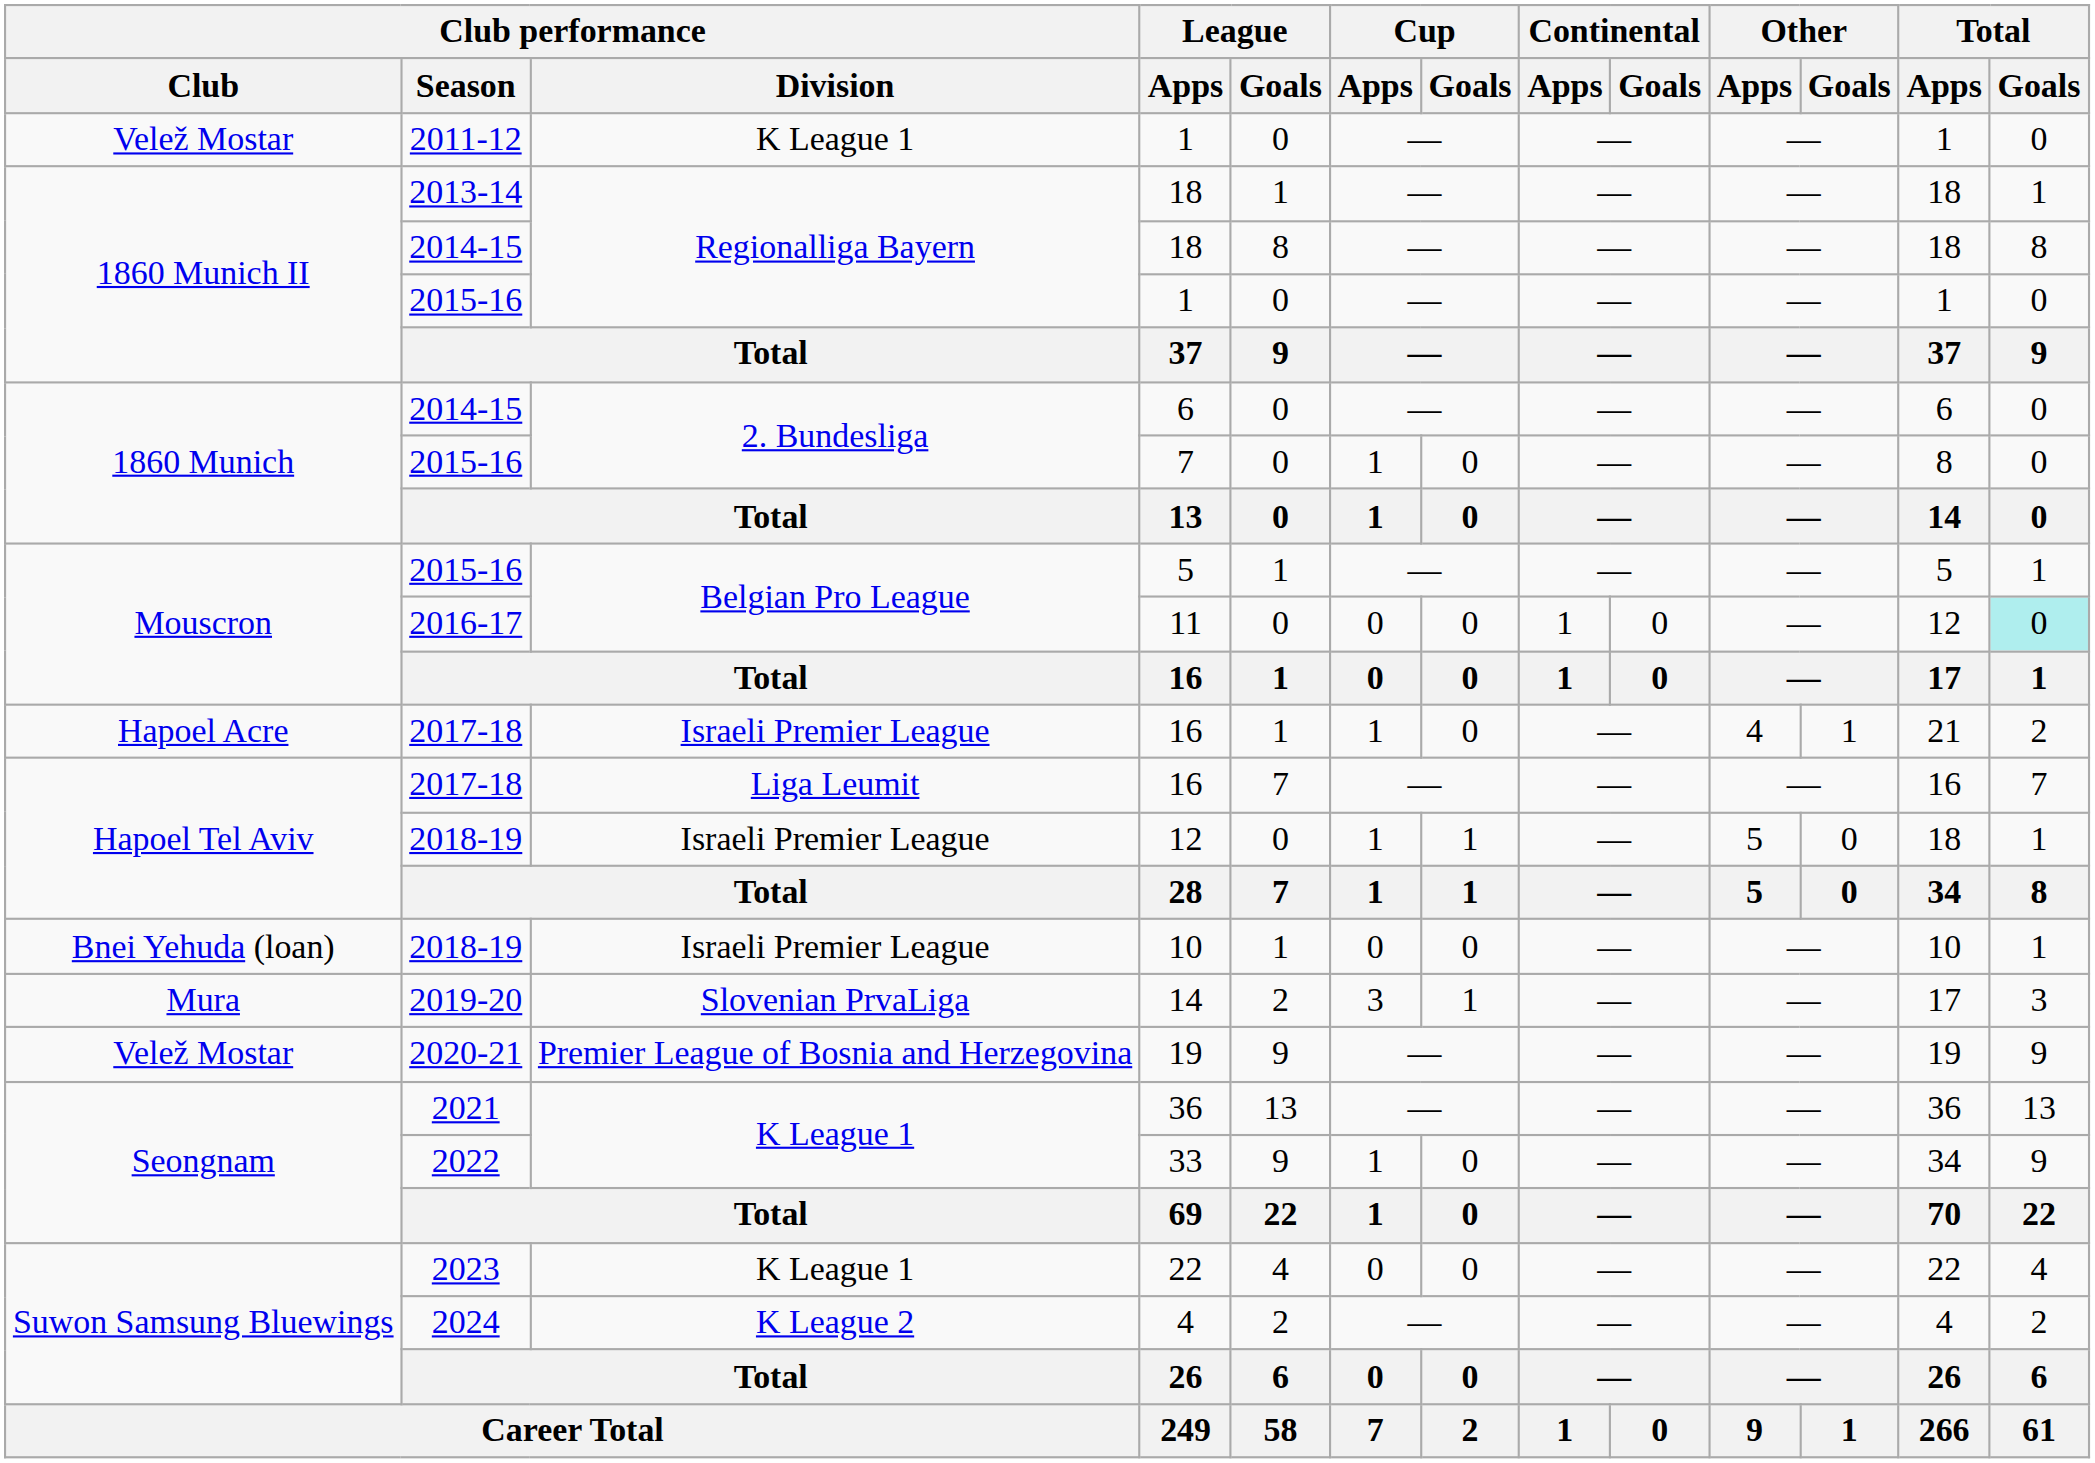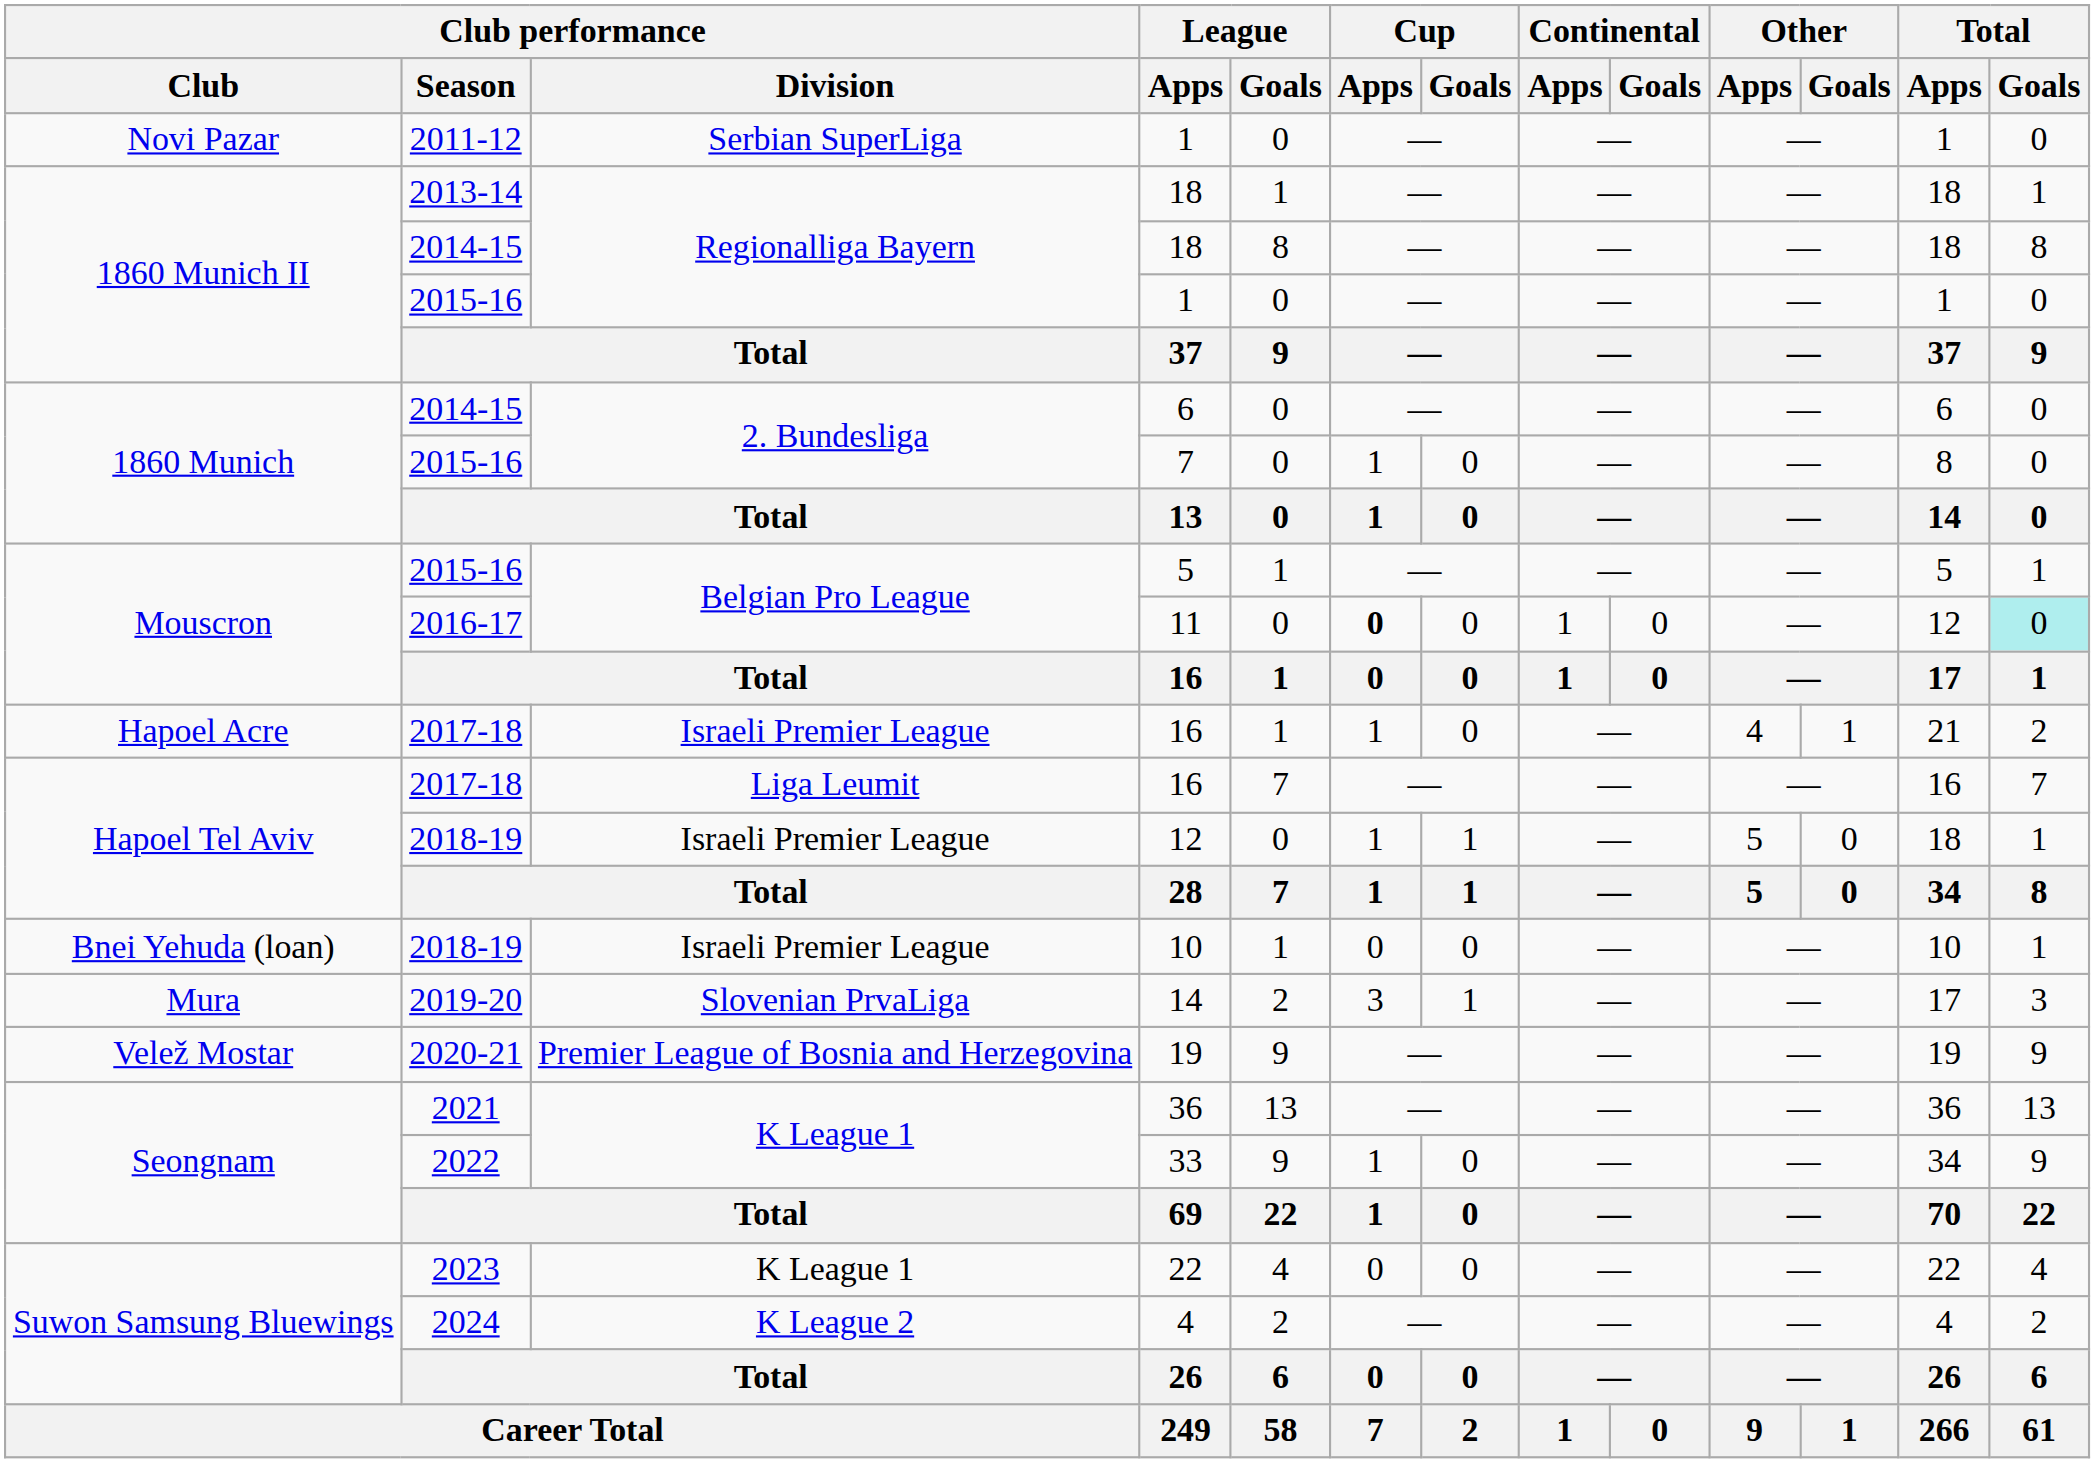(203, 138) Velež Mostar -> (203, 138) Novi Pazar
(835, 138) K League 1 -> (835, 138) Serbian SuperLiga
(1375, 623) normal -> (1375, 623) bold
